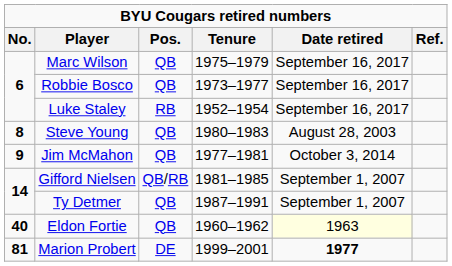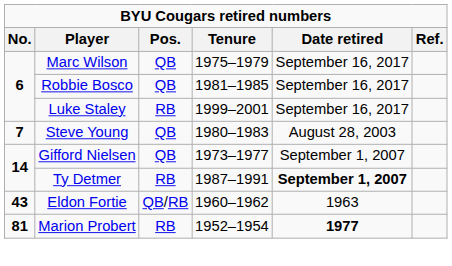(232, 86) 1973–1977 -> (232, 86) 1981–1985
(232, 109) 1952–1954 -> (232, 109) 1999–2001
(20, 132) 8 -> (20, 132) 7
- row: (87, 156)
(165, 179) QB/RB -> (165, 156) QB
(232, 179) 1981–1985 -> (232, 156) 1973–1977
(165, 202) QB -> (165, 179) RB
(342, 202) normal -> (342, 179) bold
(20, 226) 40 -> (20, 202) 43
(165, 226) QB -> (165, 202) QB/RB
(342, 226) lightyellow background -> (342, 202) no background
(165, 249) DE -> (165, 226) RB
(232, 249) 1999–2001 -> (232, 226) 1952–1954
